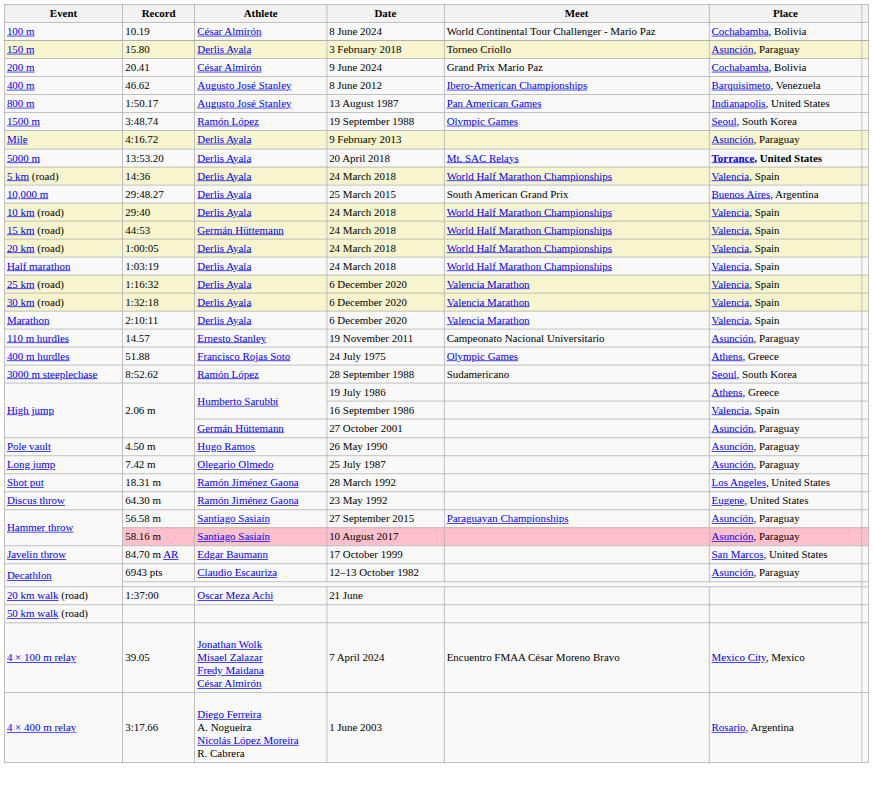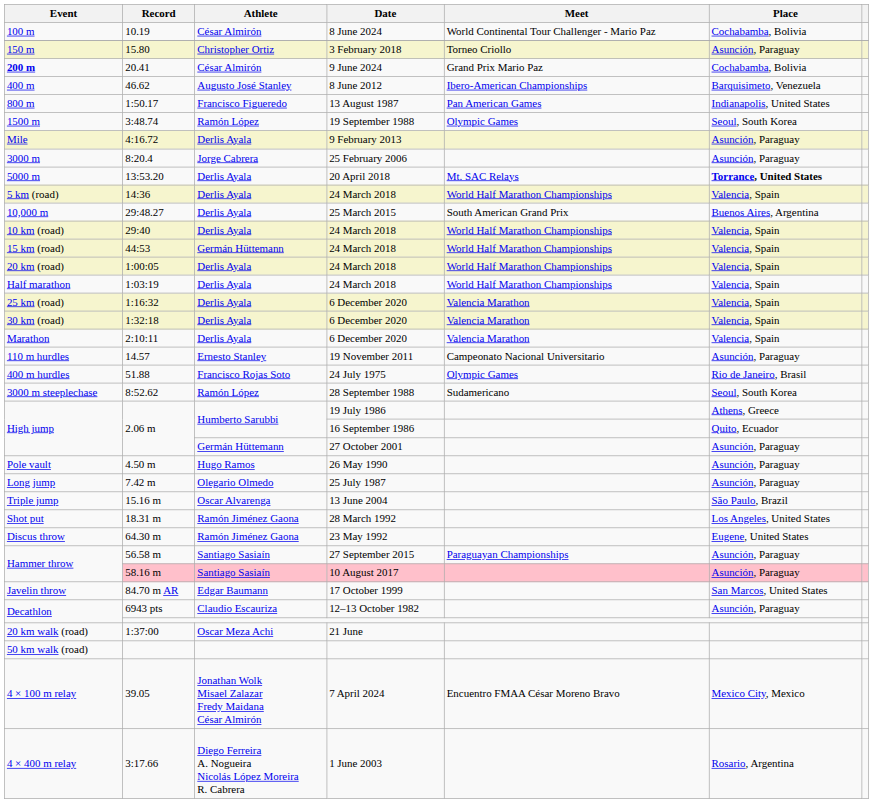(224, 49) Derlis Ayala -> (236, 49) Christopher Ortiz
(21, 67) normal -> (21, 67) bold
(244, 103) Augusto José Stanley -> (242, 103) Francisco Figueredo
+ row: (139, 158)
(745, 356) Athens, Greece -> (759, 374) Rio de Janeiro, Brasil
(746, 410) Valencia, Spain -> (745, 428) Quito, Ecuador
+ row: (143, 500)
